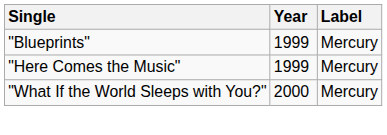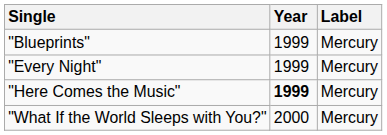+ row: (55, 67)
(291, 67) normal -> (291, 92) bold
